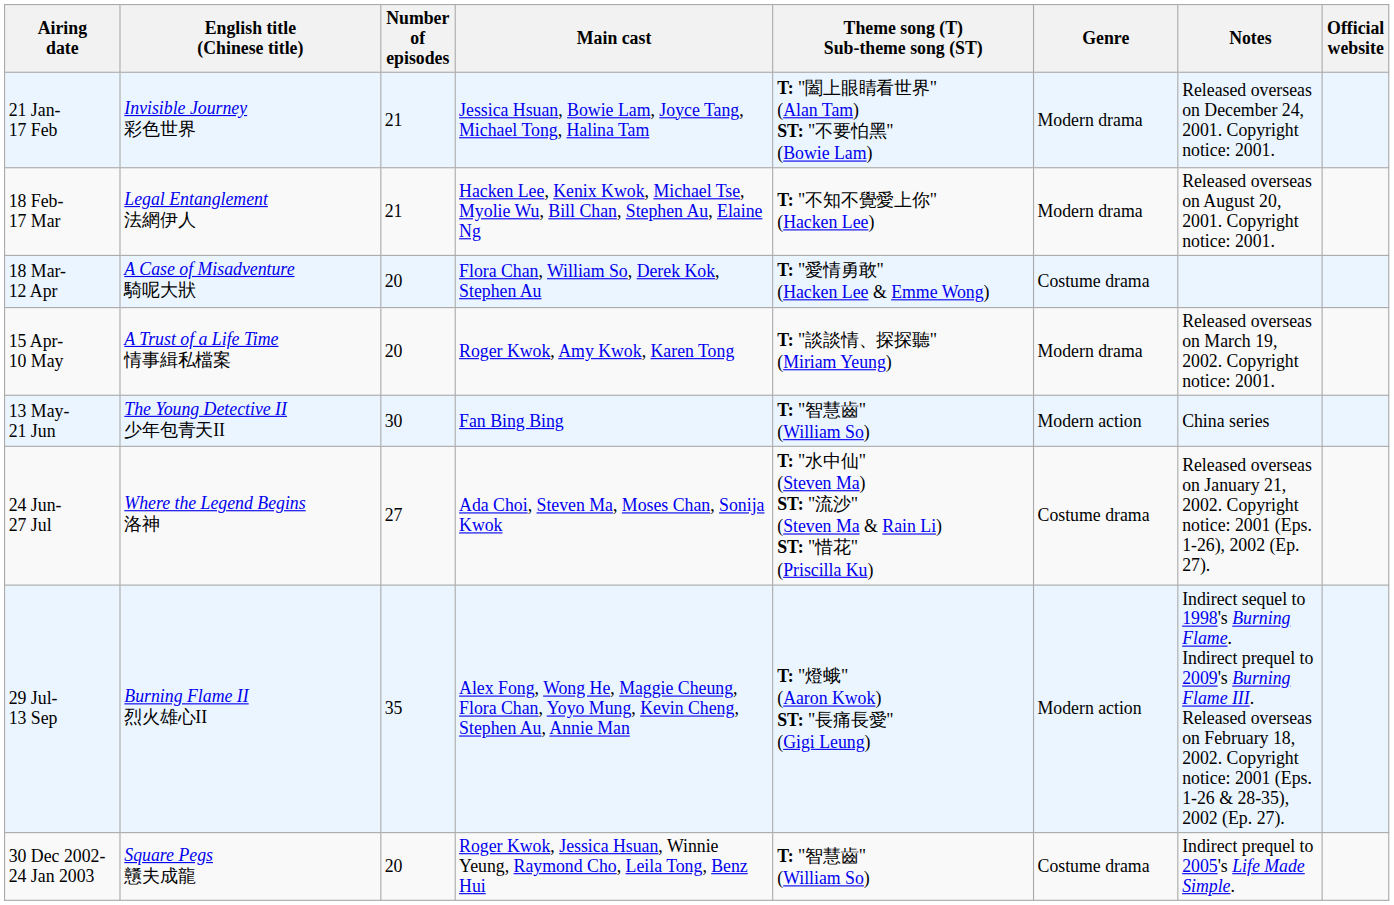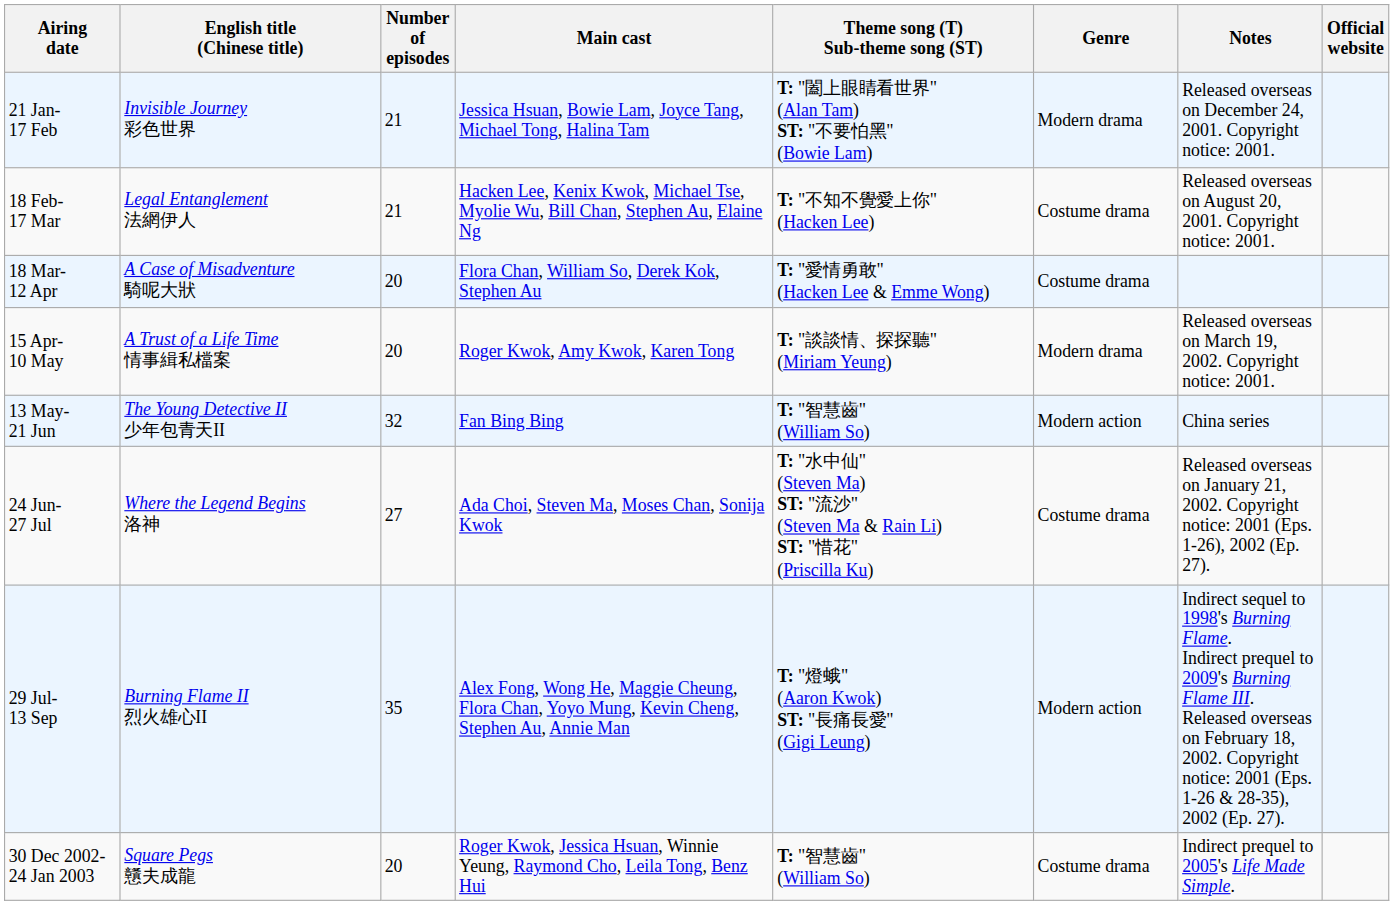(1090, 211) Modern drama -> (1094, 211) Costume drama
(394, 420) 30 -> (394, 420) 32
